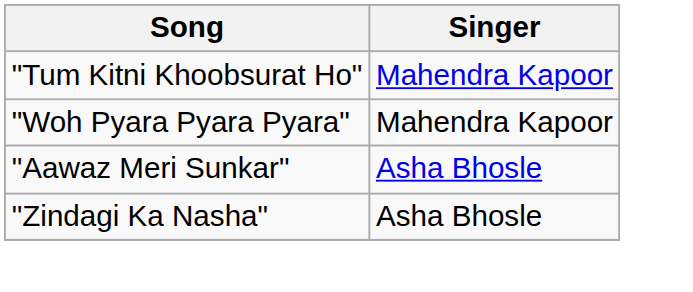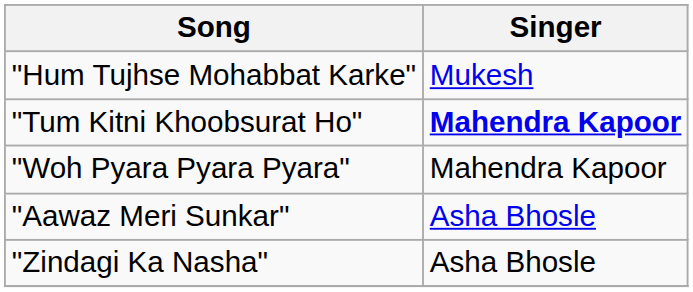+ row: (214, 74)
(494, 74) normal -> (556, 121) bold
